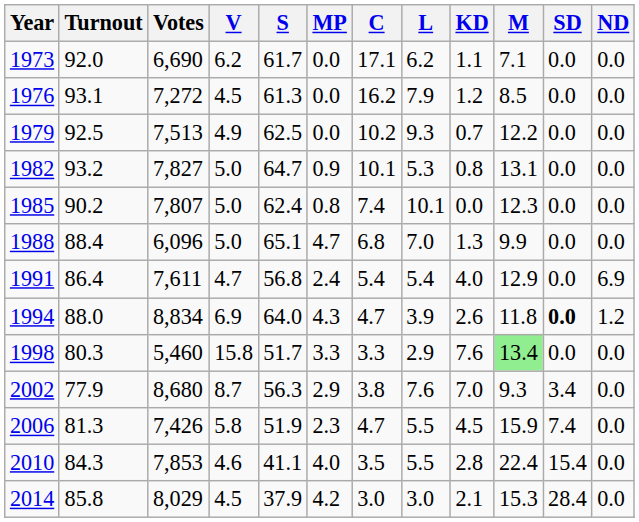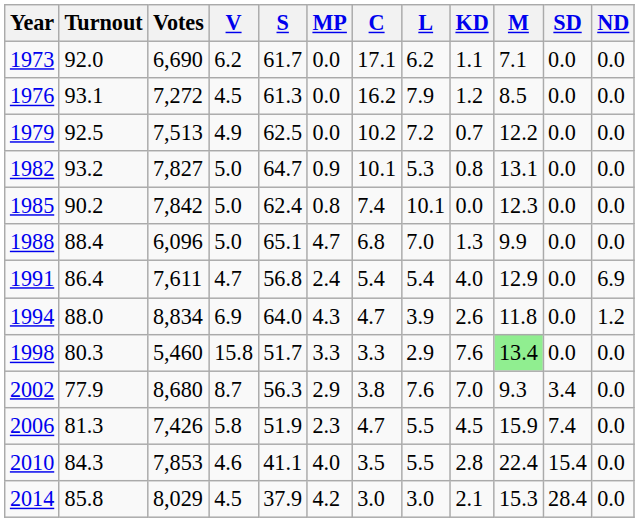(420, 132) 9.3 -> (420, 132) 7.2
(178, 205) 7,807 -> (178, 205) 7,842
(562, 315) bold -> (562, 315) normal
